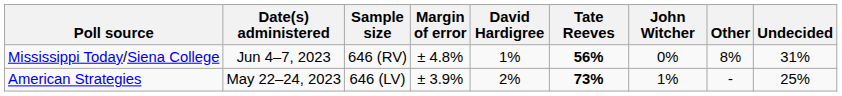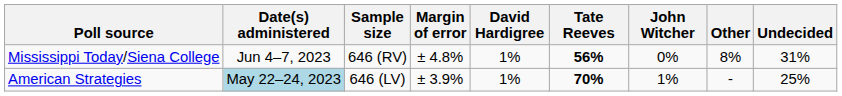(284, 80) no background -> (284, 80) lightblue background
(510, 80) 2% -> (510, 80) 1%
(589, 80) 73% -> (589, 80) 70%
